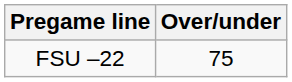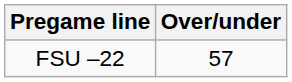(221, 58) 75 -> (221, 58) 57
